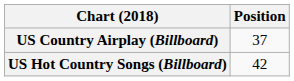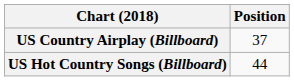(260, 64) 42 -> (260, 64) 44
